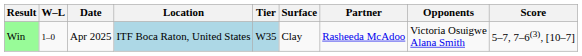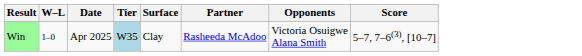- column: (183, 13)
